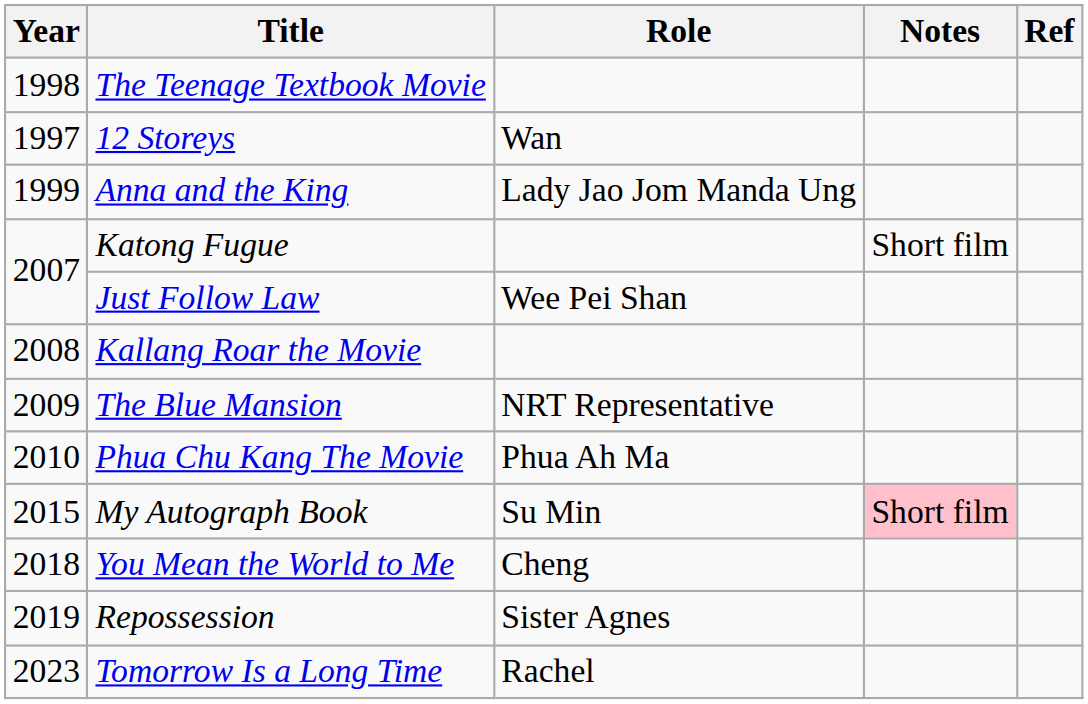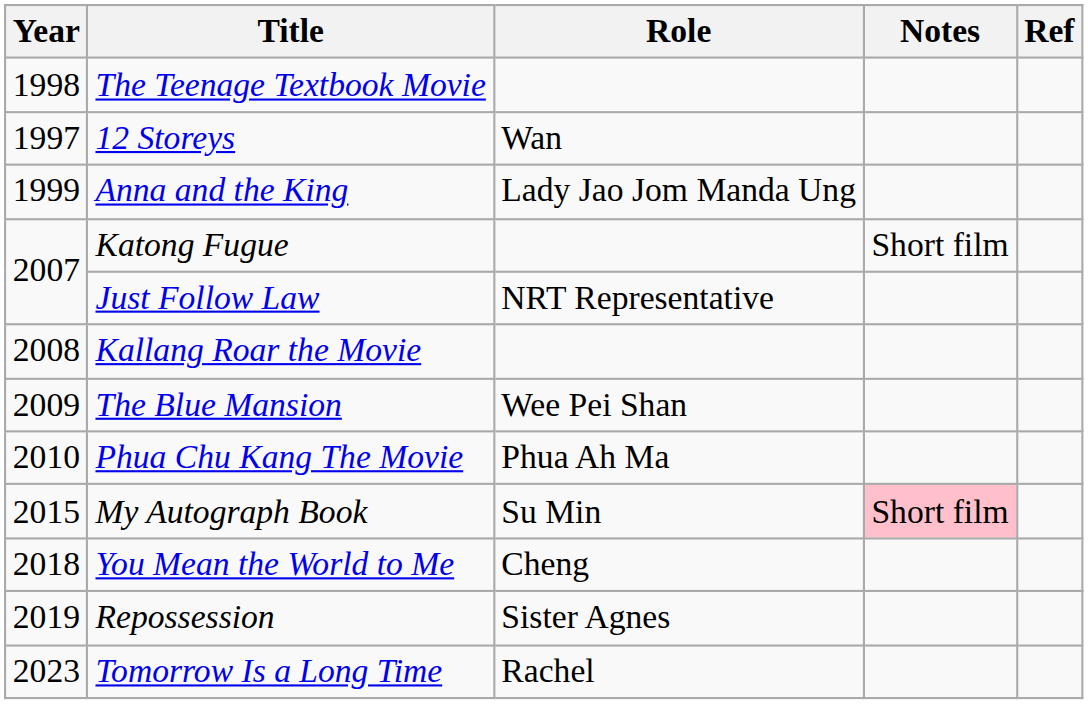(594, 297) Wee Pei Shan -> (638, 297) NRT Representative
(638, 404) NRT Representative -> (594, 404) Wee Pei Shan
